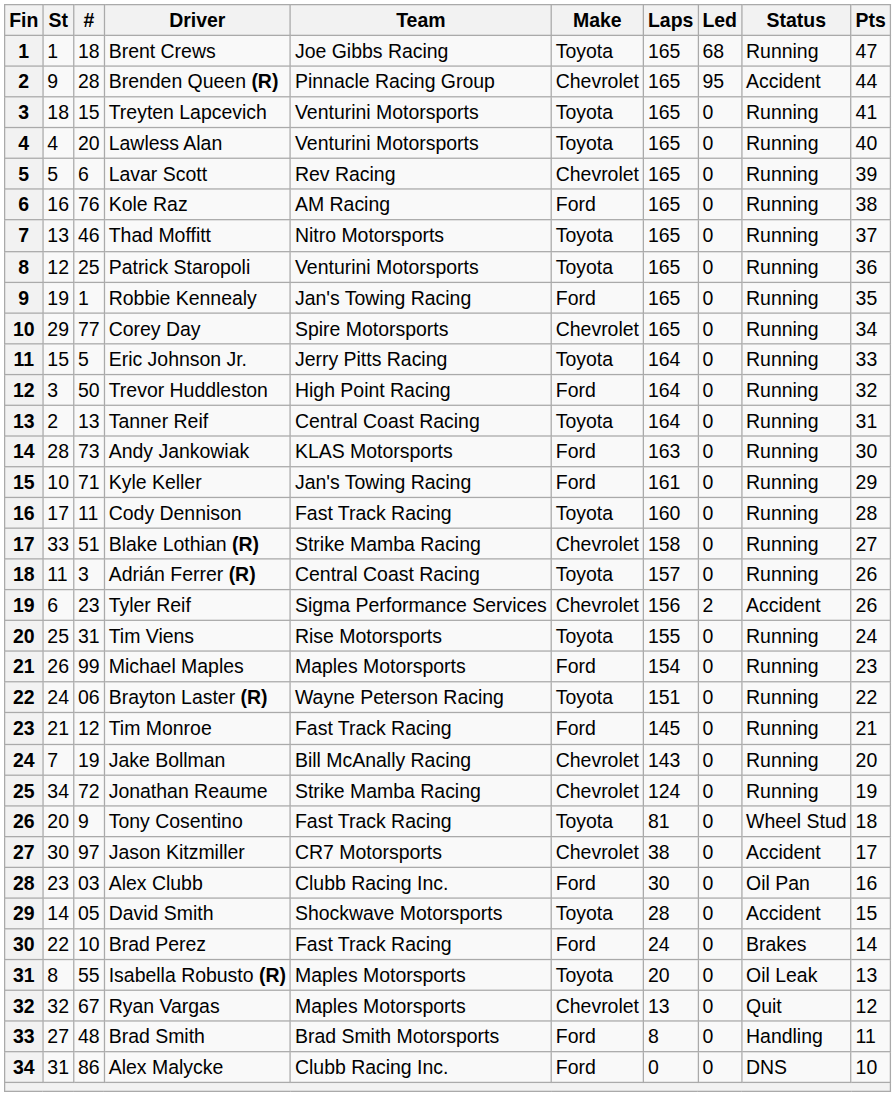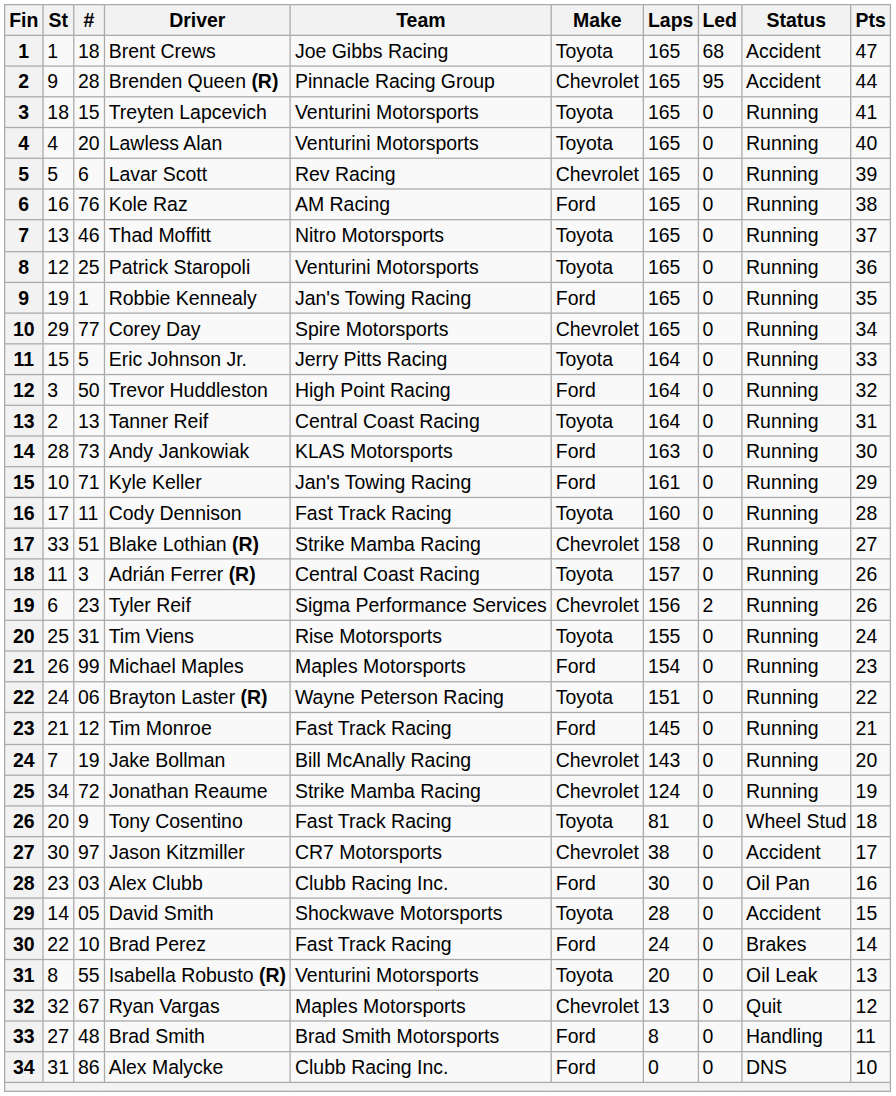(782, 51) Running -> (783, 51) Accident
(783, 605) Accident -> (782, 605) Running
(380, 975) Maples Motorsports -> (387, 975) Venturini Motorsports
